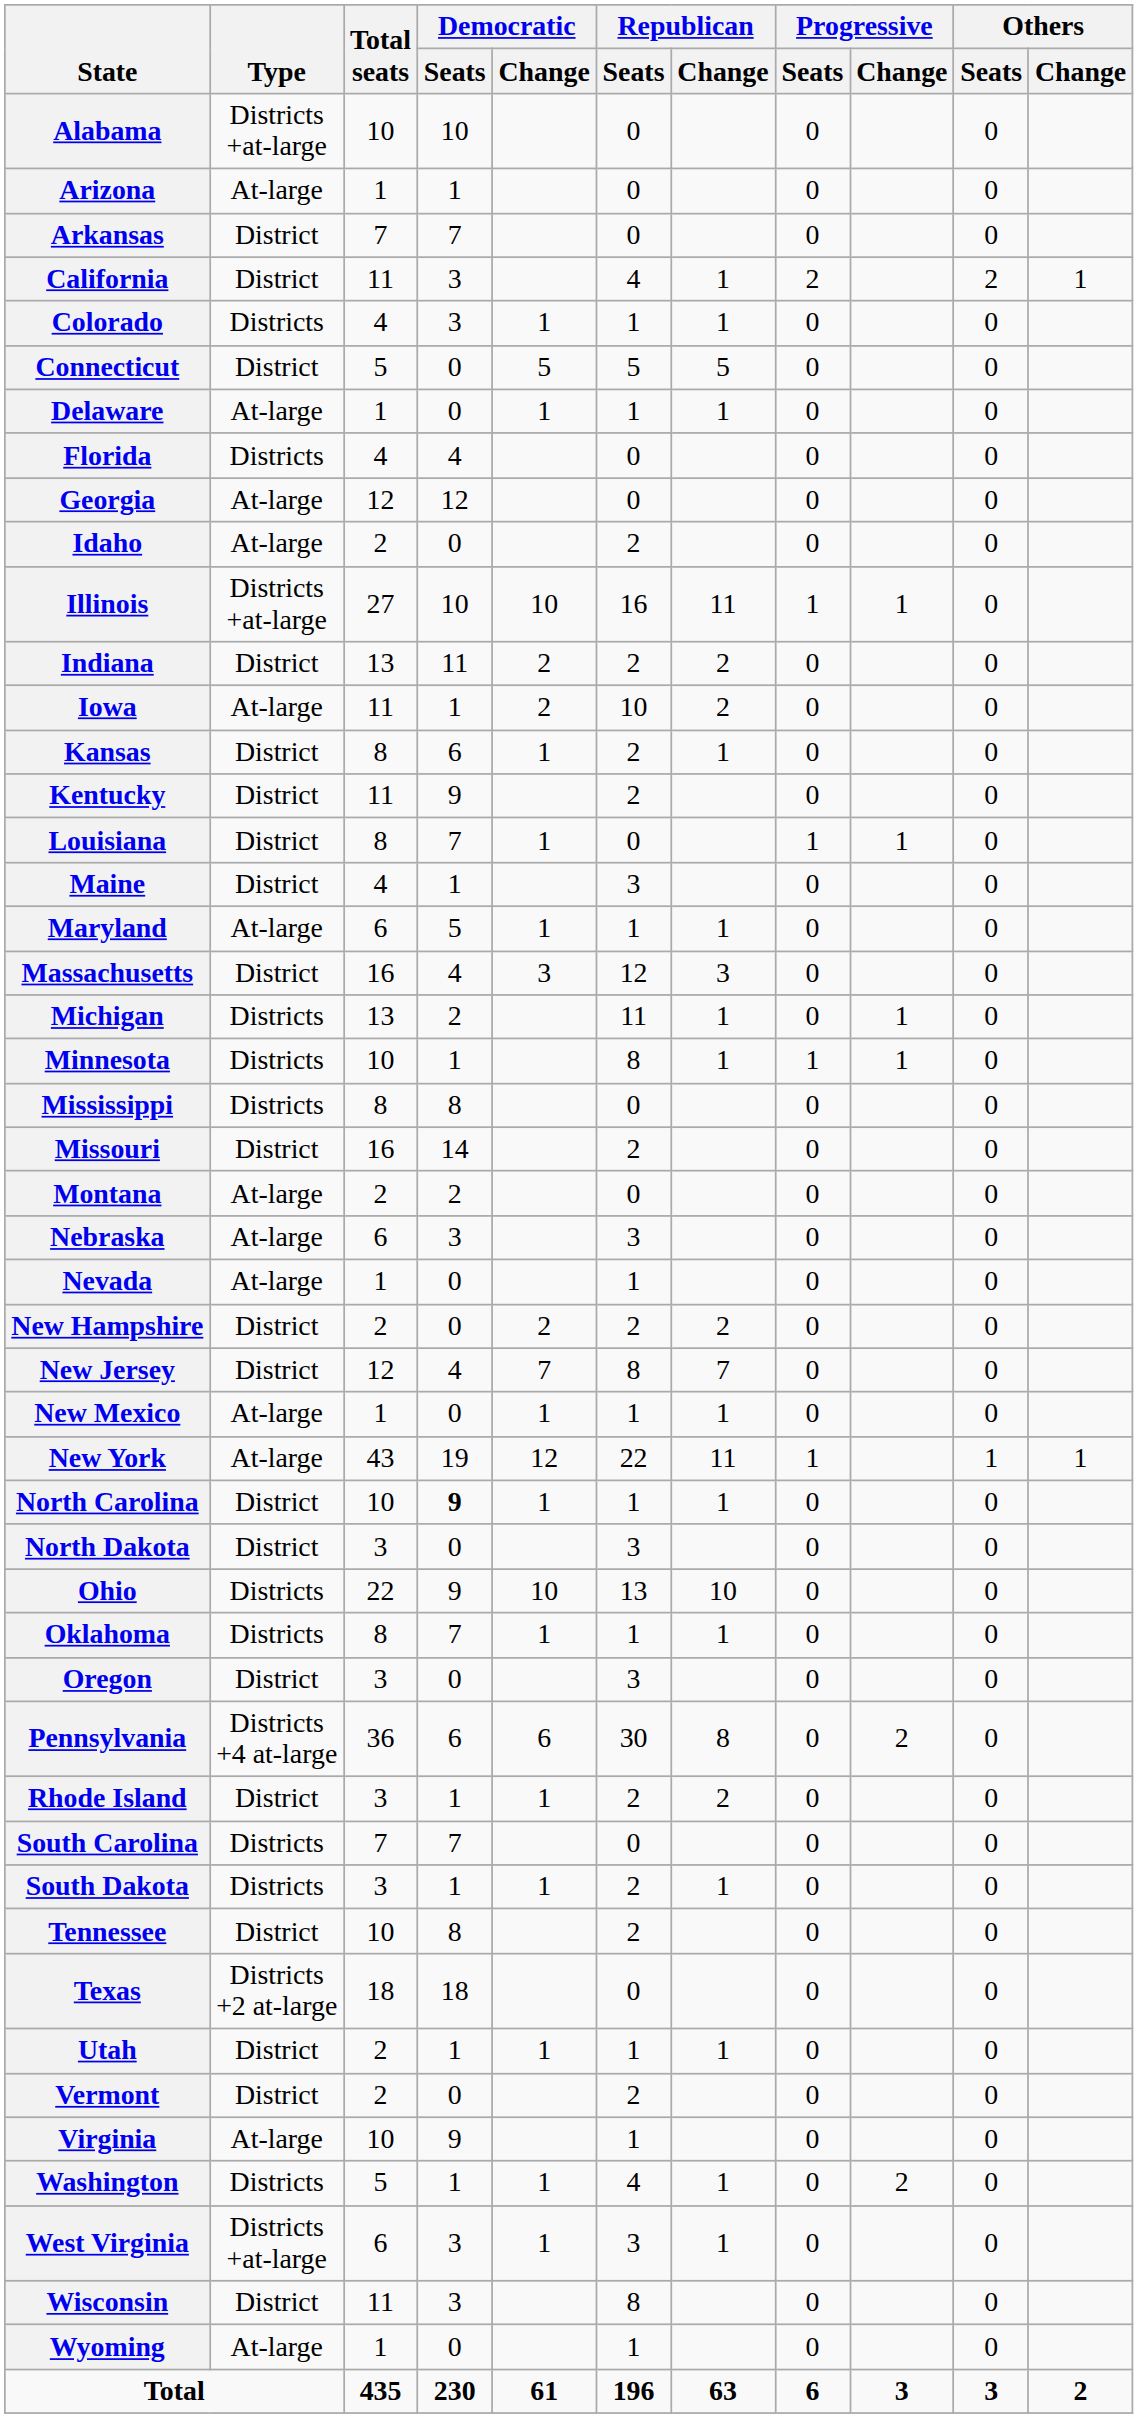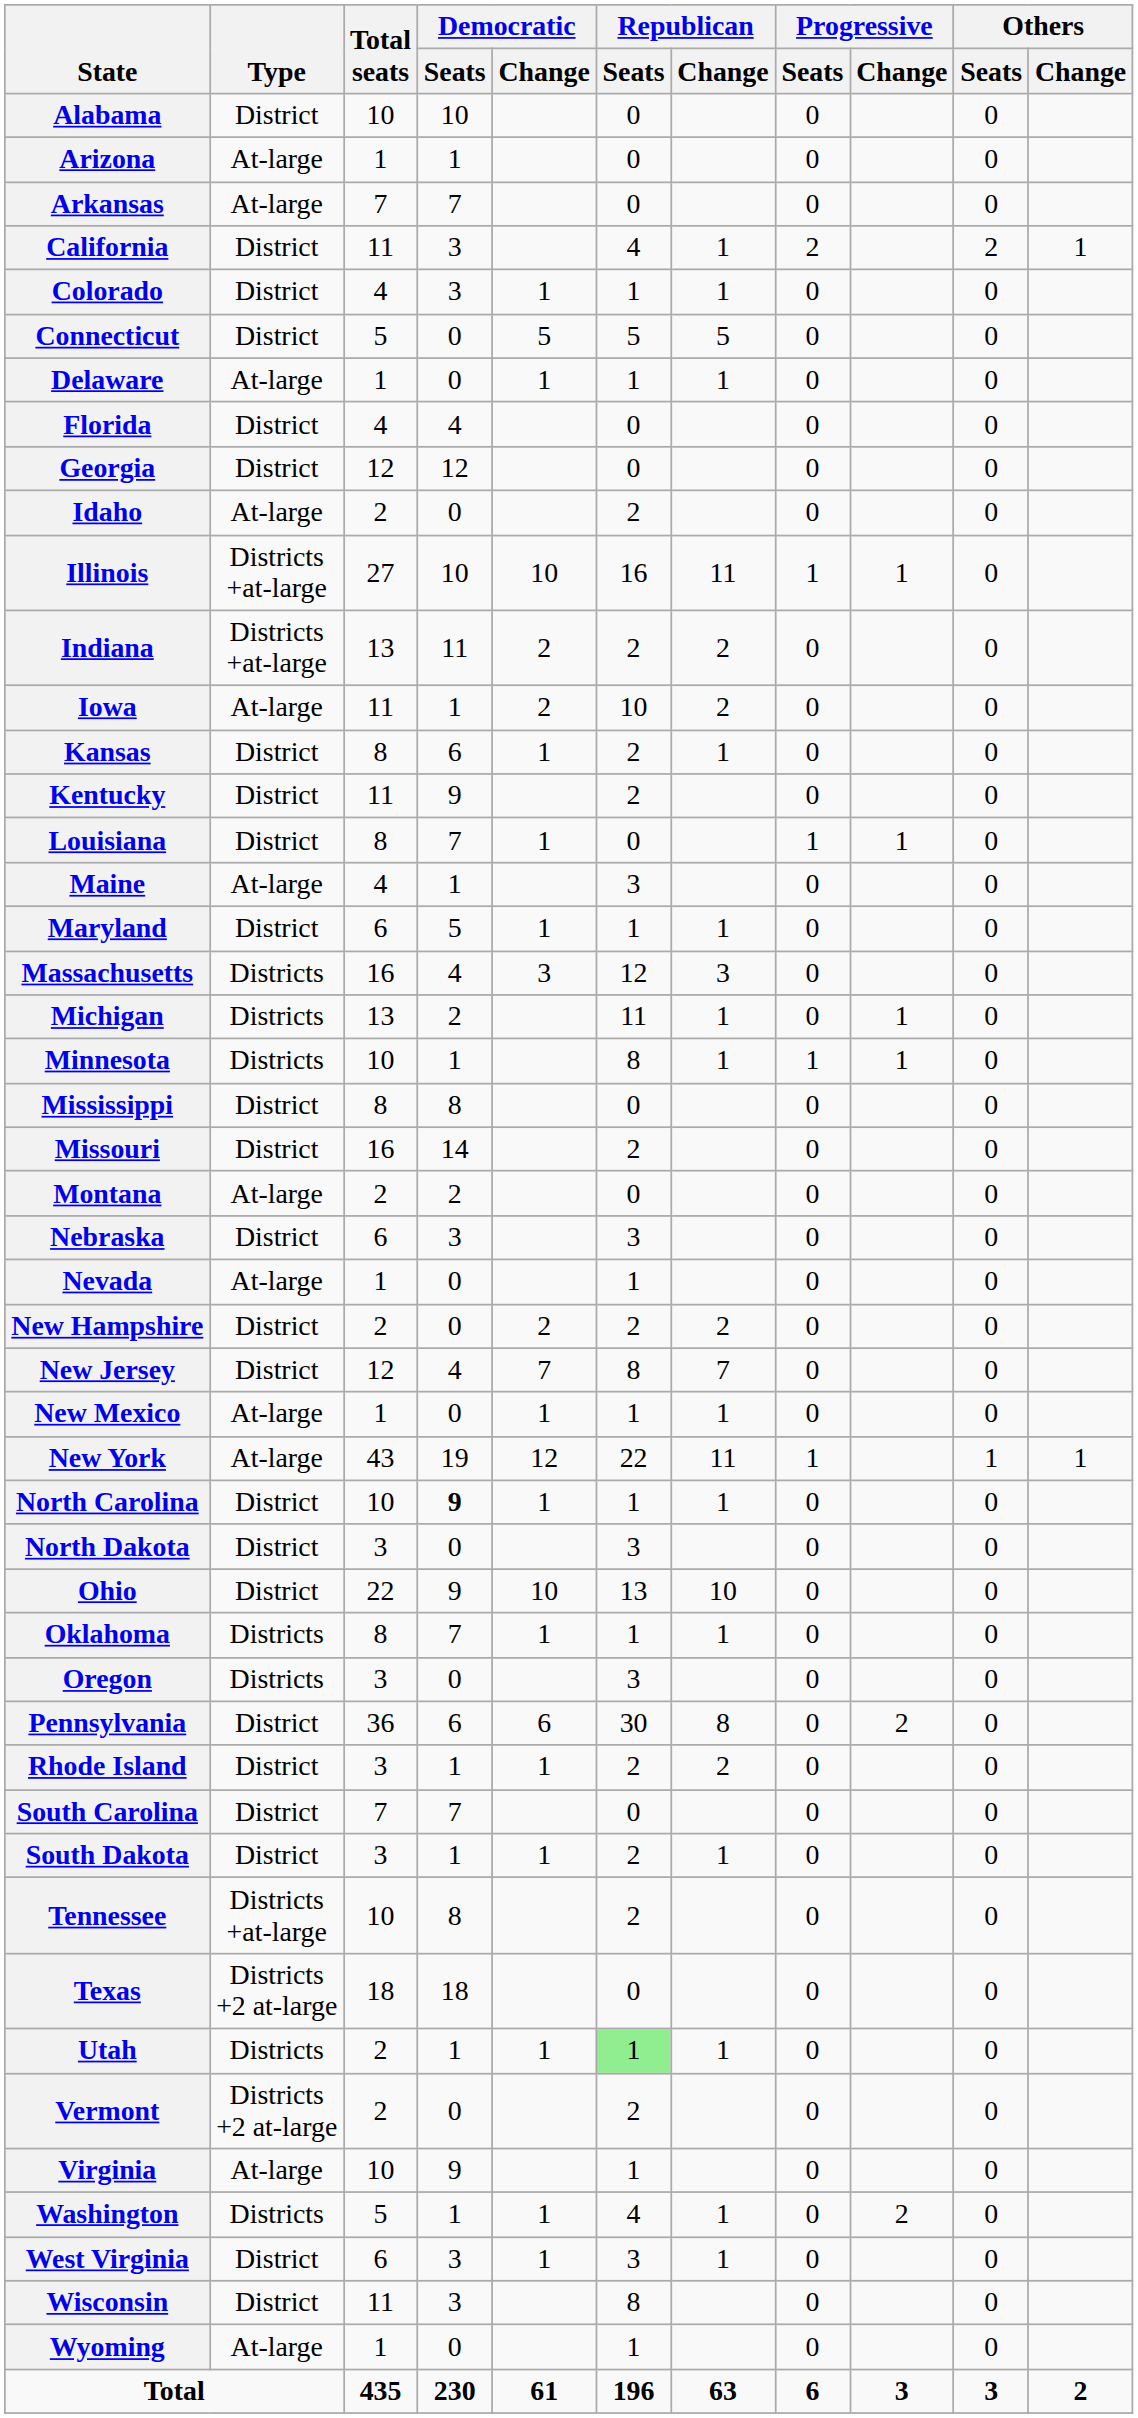(277, 130) Districts +at-large -> (277, 114) District
(277, 234) District -> (277, 203) At-large
(277, 322) Districts -> (277, 291) District
(277, 455) Districts -> (277, 423) District
(277, 499) At-large -> (277, 468) District
(277, 663) District -> (277, 647) Districts +at-large
(277, 883) District -> (277, 883) At-large
(277, 928) At-large -> (277, 928) District
(277, 972) District -> (277, 972) Districts
(277, 1104) Districts -> (277, 1104) District
(277, 1237) At-large -> (277, 1237) District
(277, 1590) Districts -> (277, 1590) District
(277, 1678) District -> (277, 1678) Districts
(277, 1738) Districts +4 at-large -> (277, 1722) District
(277, 1842) Districts -> (277, 1811) District
(277, 1886) Districts -> (277, 1855) District
(277, 1930) District -> (277, 1915) Districts +at-large
(277, 2050) District -> (277, 2050) Districts
(634, 2050) no background -> (634, 2050) lightgreen background
(277, 2094) District -> (277, 2110) Districts +2 at-large
(277, 2242) Districts +at-large -> (277, 2258) District
